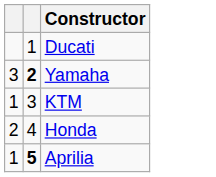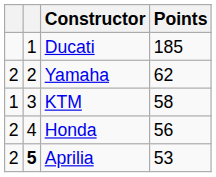+ column: (181, 19)
(14, 75) 3 -> (14, 75) 2
(32, 75) bold -> (32, 75) normal
(14, 158) 1 -> (14, 158) 2
